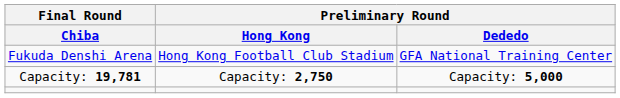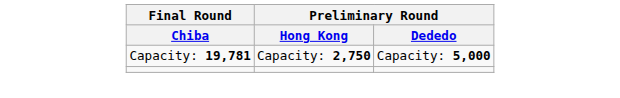- row: (80, 56)
